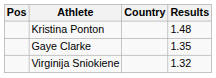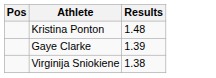- column: (145, 13)
(181, 47) 1.35 -> (135, 47) 1.39
(181, 64) 1.32 -> (135, 64) 1.38
